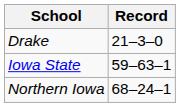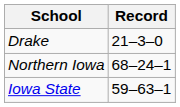rows swapped: (44, 65) <-> (56, 89)
